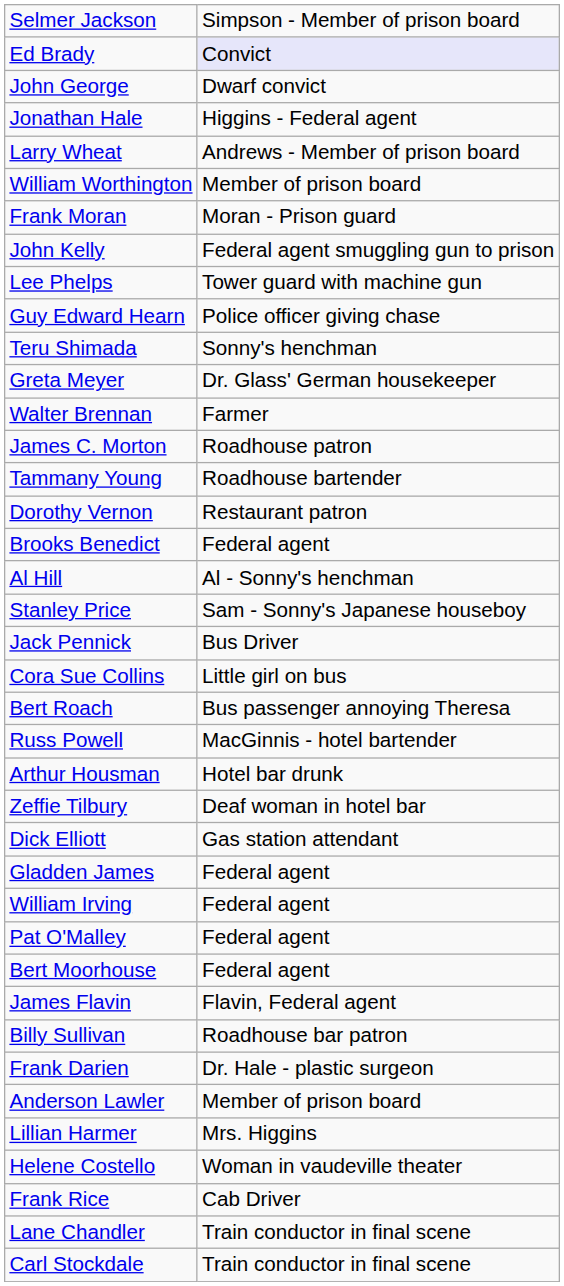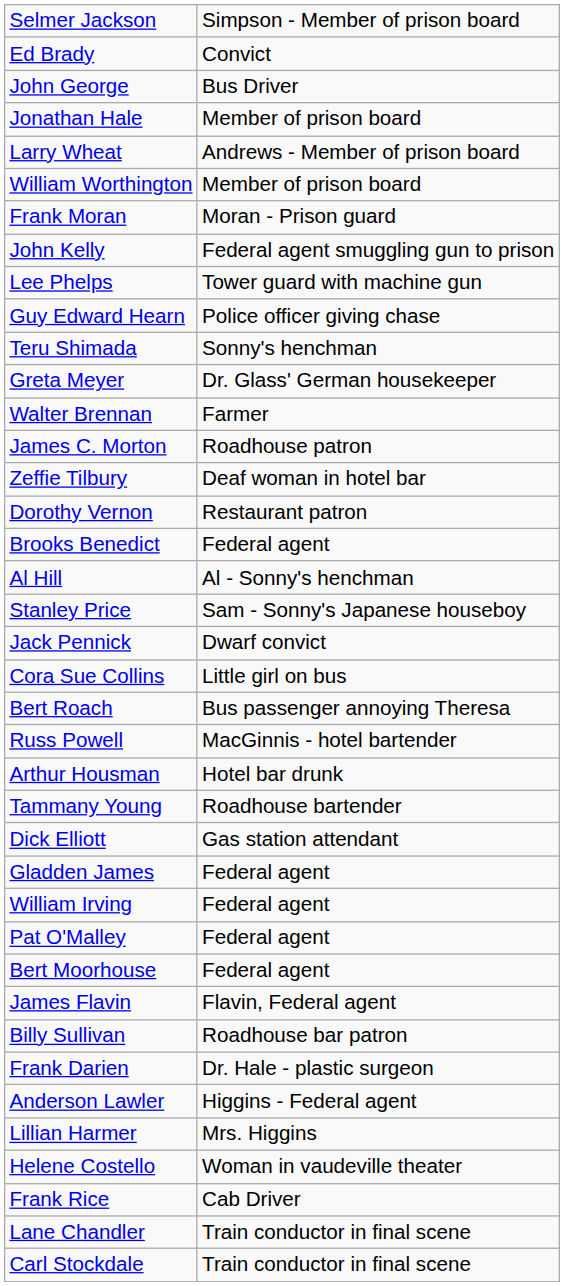(236, 53) lavender background -> (236, 53) no background
(264, 86) Dwarf convict -> (250, 86) Bus Driver
(309, 119) Higgins - Federal agent -> (312, 119) Member of prison board
rows swapped: (86, 479) <-> (68, 806)
(250, 642) Bus Driver -> (264, 642) Dwarf convict
(312, 1101) Member of prison board -> (309, 1101) Higgins - Federal agent
